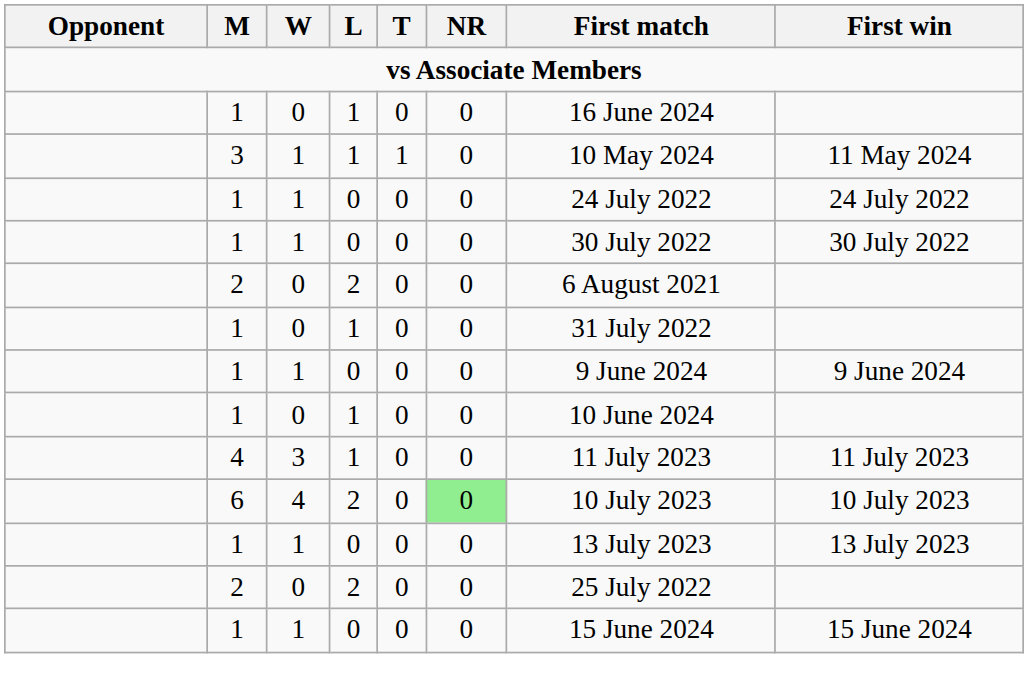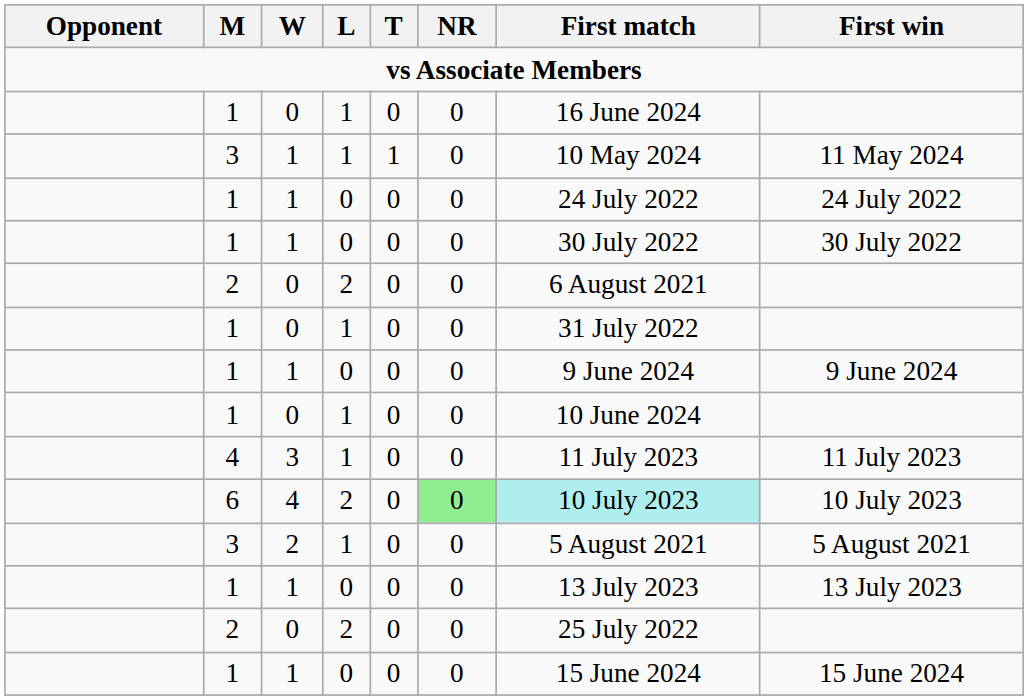(641, 500) no background -> (628, 500) paleturquoise background
+ row: (232, 543)
